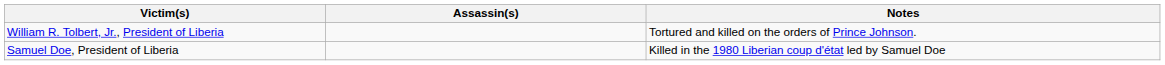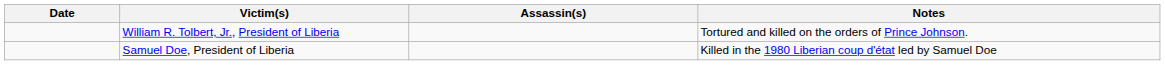+ column: (62, 13)
